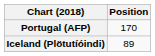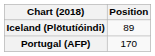rows swapped: (56, 43) <-> (56, 28)
